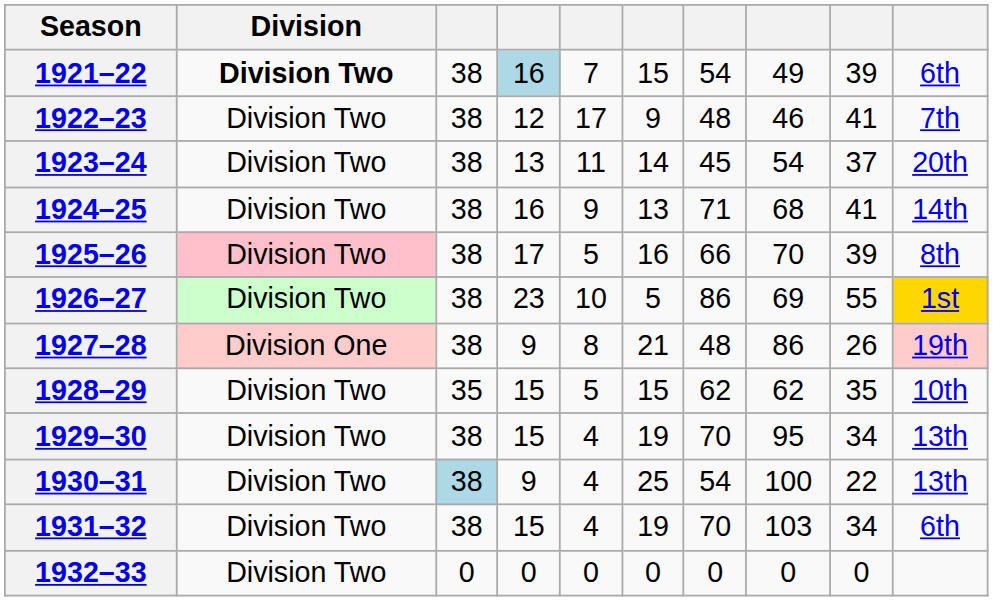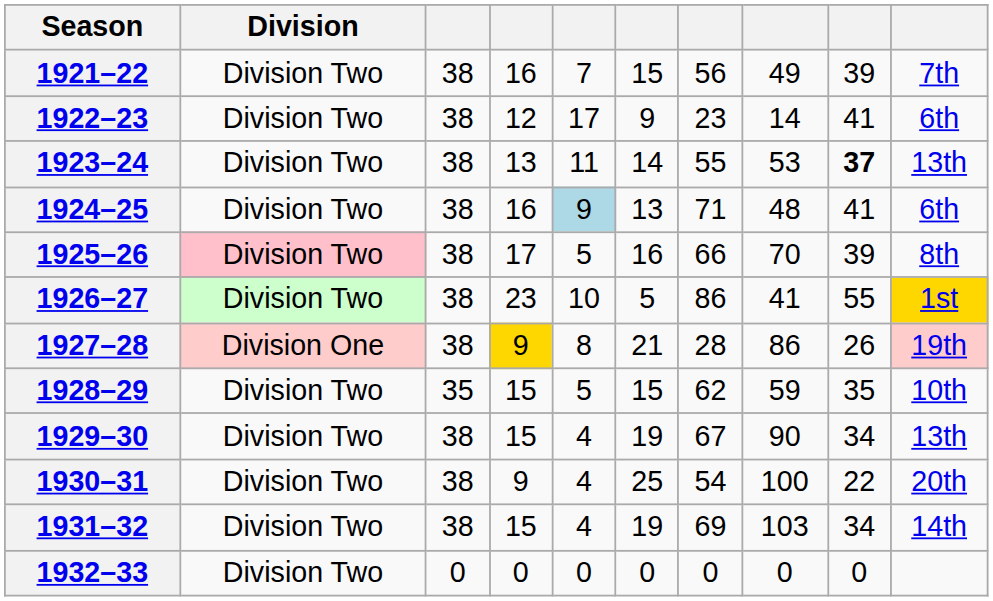(306, 72) bold -> (303, 72) normal
(529, 72) lightblue background -> (521, 72) no background
(715, 72) 54 -> (710, 72) 56
(940, 72) 6th -> (939, 72) 7th
(715, 118) 48 -> (710, 118) 23
(788, 118) 46 -> (785, 118) 14
(940, 118) 7th -> (939, 118) 6th
(715, 163) 45 -> (710, 163) 55
(788, 163) 54 -> (785, 163) 53
(861, 163) normal -> (859, 163) bold
(940, 163) 20th -> (939, 163) 13th
(591, 208) no background -> (584, 208) lightblue background
(788, 208) 68 -> (785, 208) 48
(940, 208) 14th -> (939, 208) 6th
(788, 299) 69 -> (785, 299) 41
(529, 345) no background -> (521, 345) gold background
(715, 345) 48 -> (710, 345) 28
(788, 390) 62 -> (785, 390) 59
(715, 436) 70 -> (710, 436) 67
(788, 436) 95 -> (785, 436) 90
(467, 481) lightblue background -> (458, 481) no background
(940, 481) 13th -> (939, 481) 20th
(715, 526) 70 -> (710, 526) 69
(940, 526) 6th -> (939, 526) 14th
